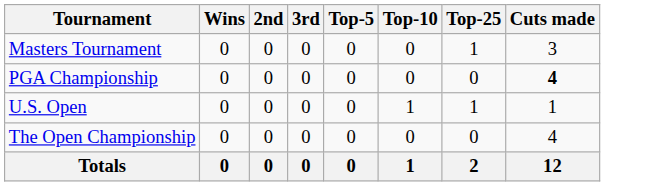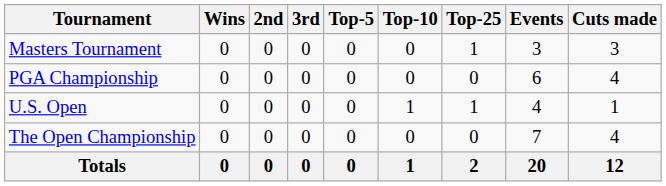+ column: (537, 19)
(552, 78) bold -> (615, 78) normal
